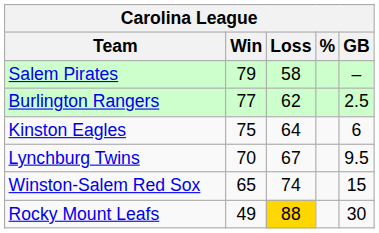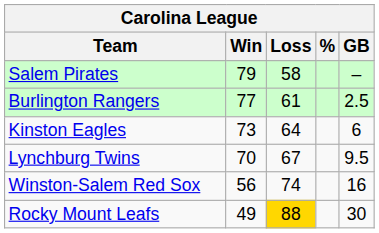(291, 102) 62 -> (291, 102) 61
(246, 130) 75 -> (246, 130) 73
(246, 185) 65 -> (246, 185) 56
(357, 185) 15 -> (357, 185) 16
